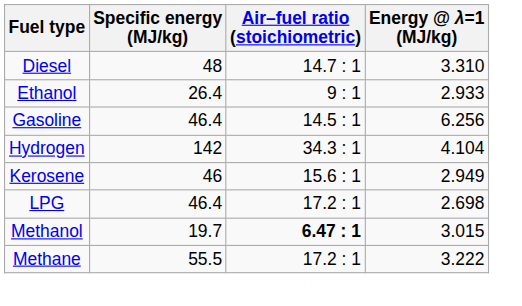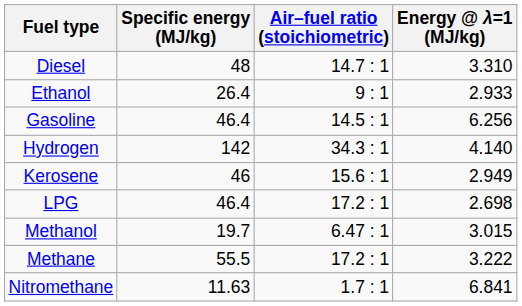(463, 148) 4.104 -> (491, 148) 4.140
(331, 231) bold -> (360, 231) normal
+ row: (61, 286)
